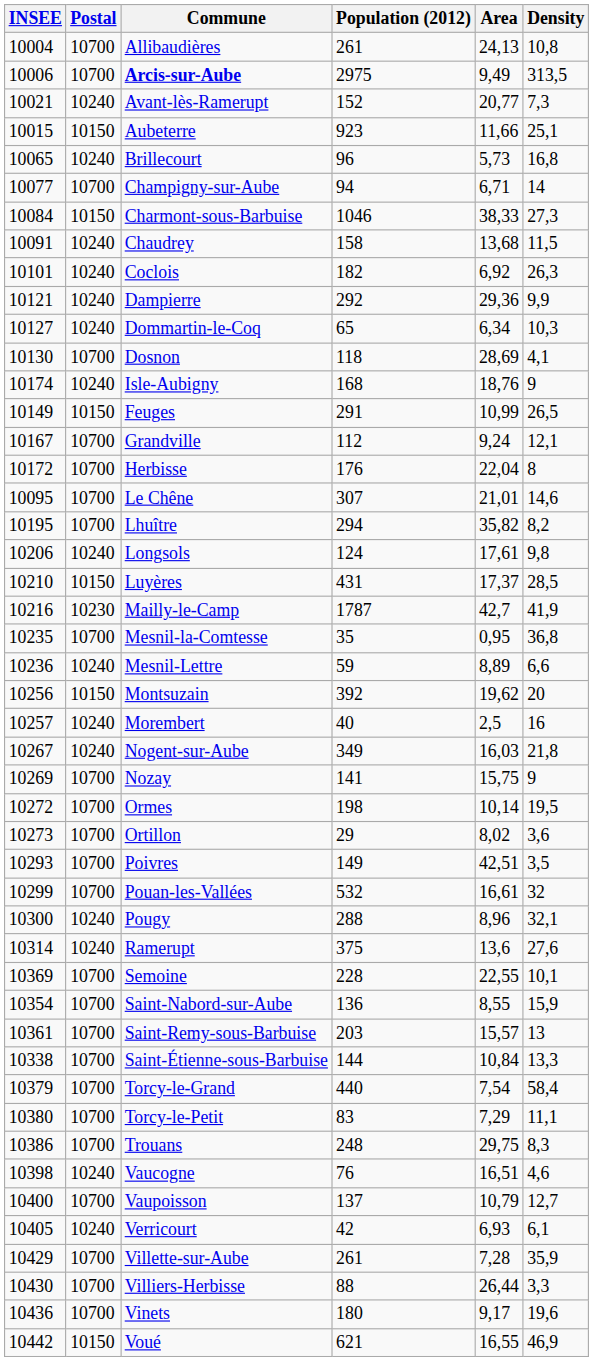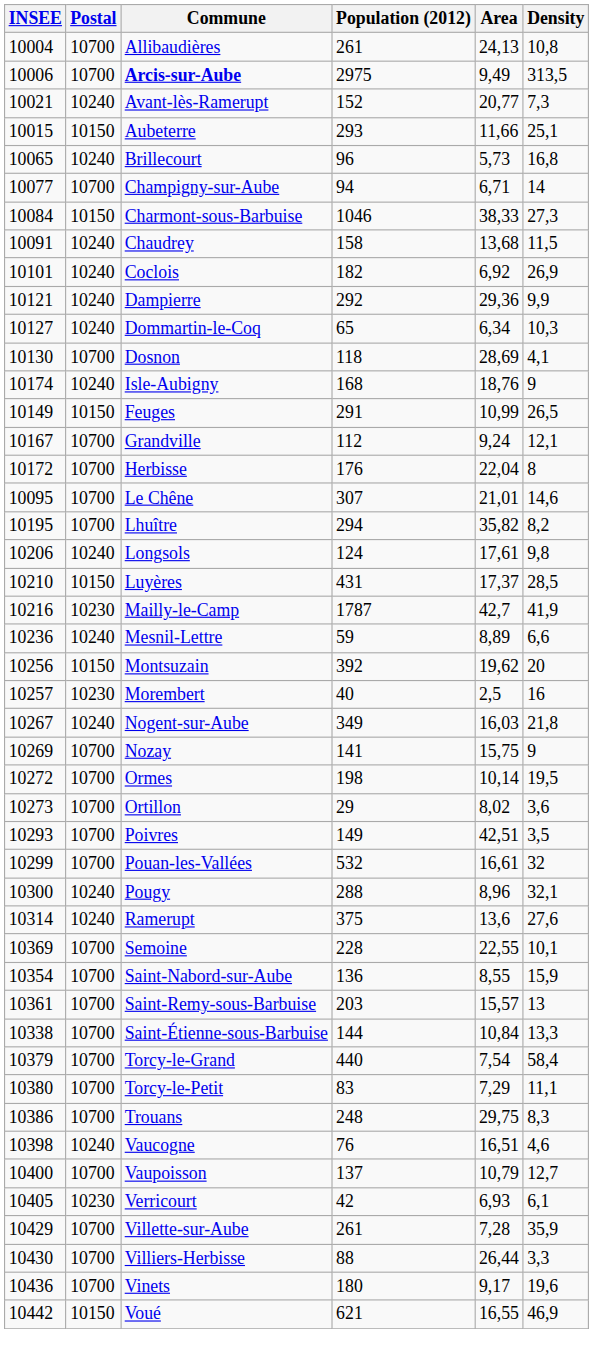(349, 131) 923 -> (349, 131) 293
(543, 272) 26,3 -> (543, 272) 26,9
- row: (196, 638)
(92, 722) 10240 -> (92, 694) 10230
(92, 1229) 10240 -> (92, 1201) 10230
